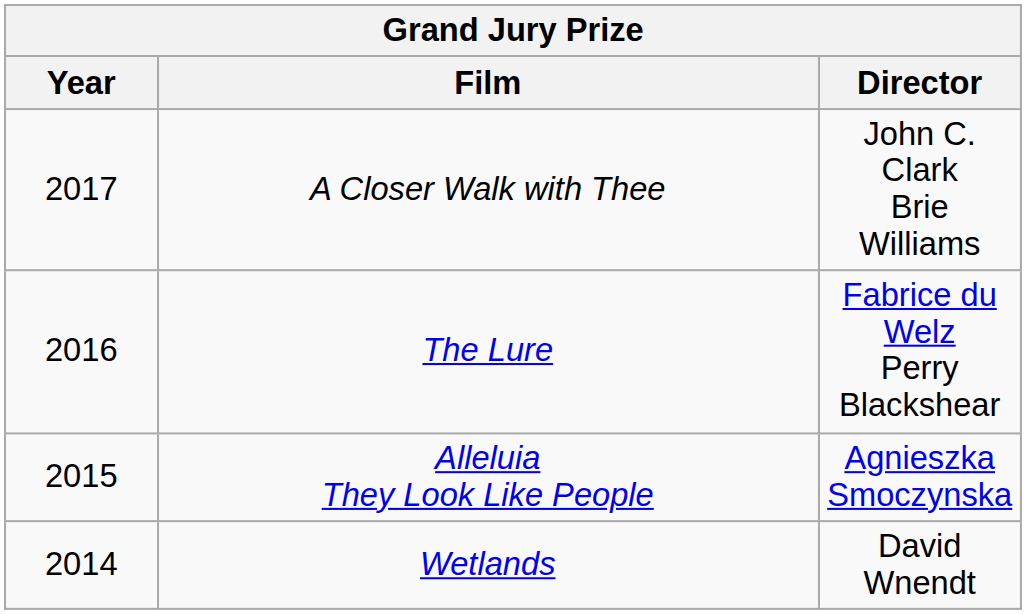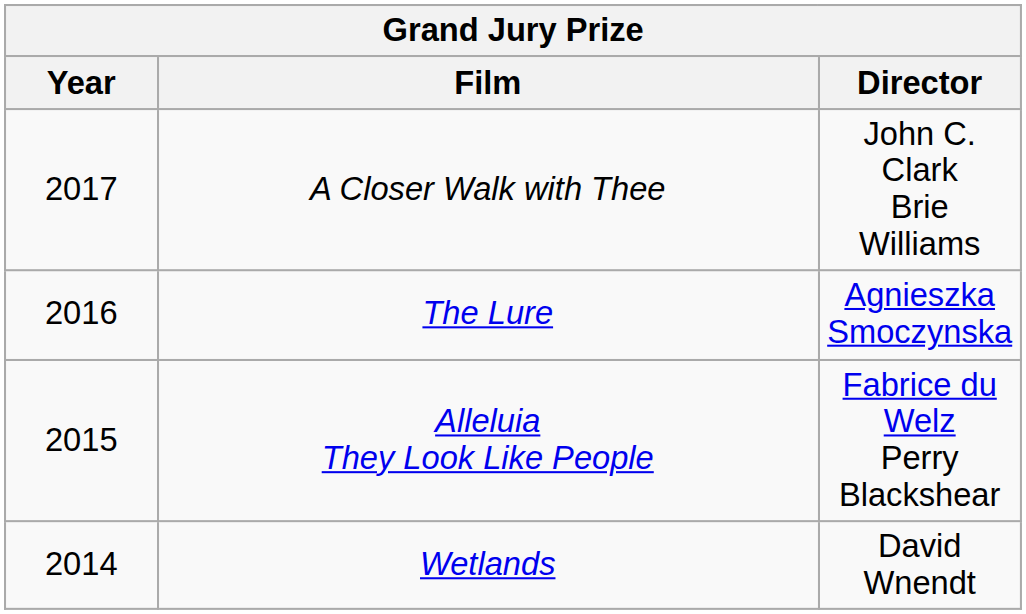(920, 350) Fabrice du Welz Perry Blackshear -> (920, 314) Agnieszka Smoczynska
(920, 476) Agnieszka Smoczynska -> (920, 439) Fabrice du Welz Perry Blackshear
